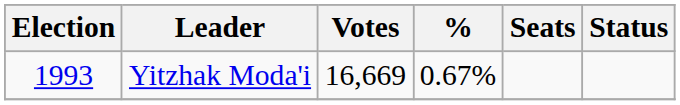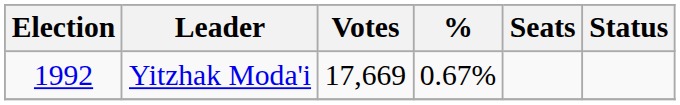(64, 74) 1993 -> (64, 74) 1992
(365, 74) 16,669 -> (365, 74) 17,669
